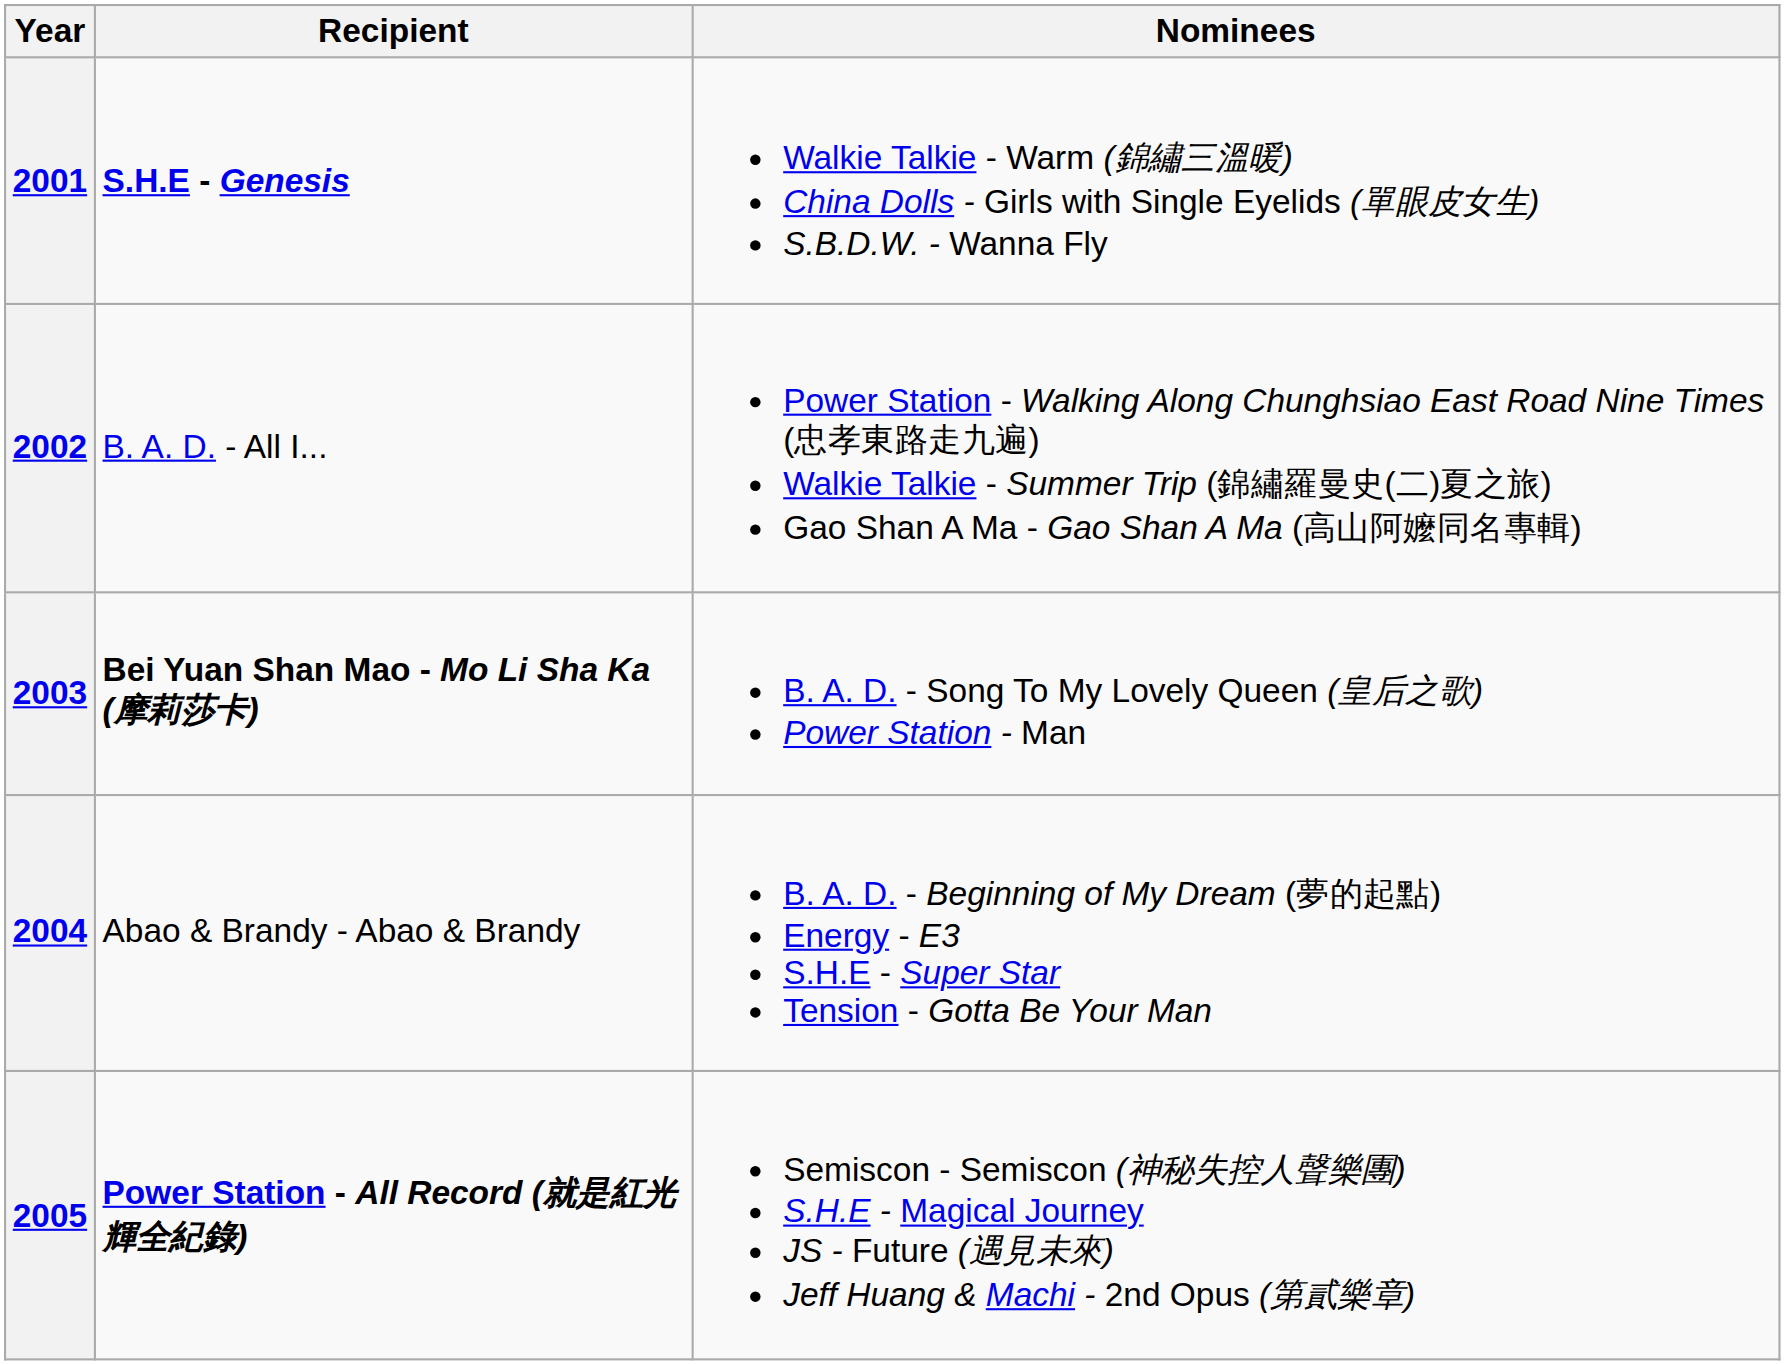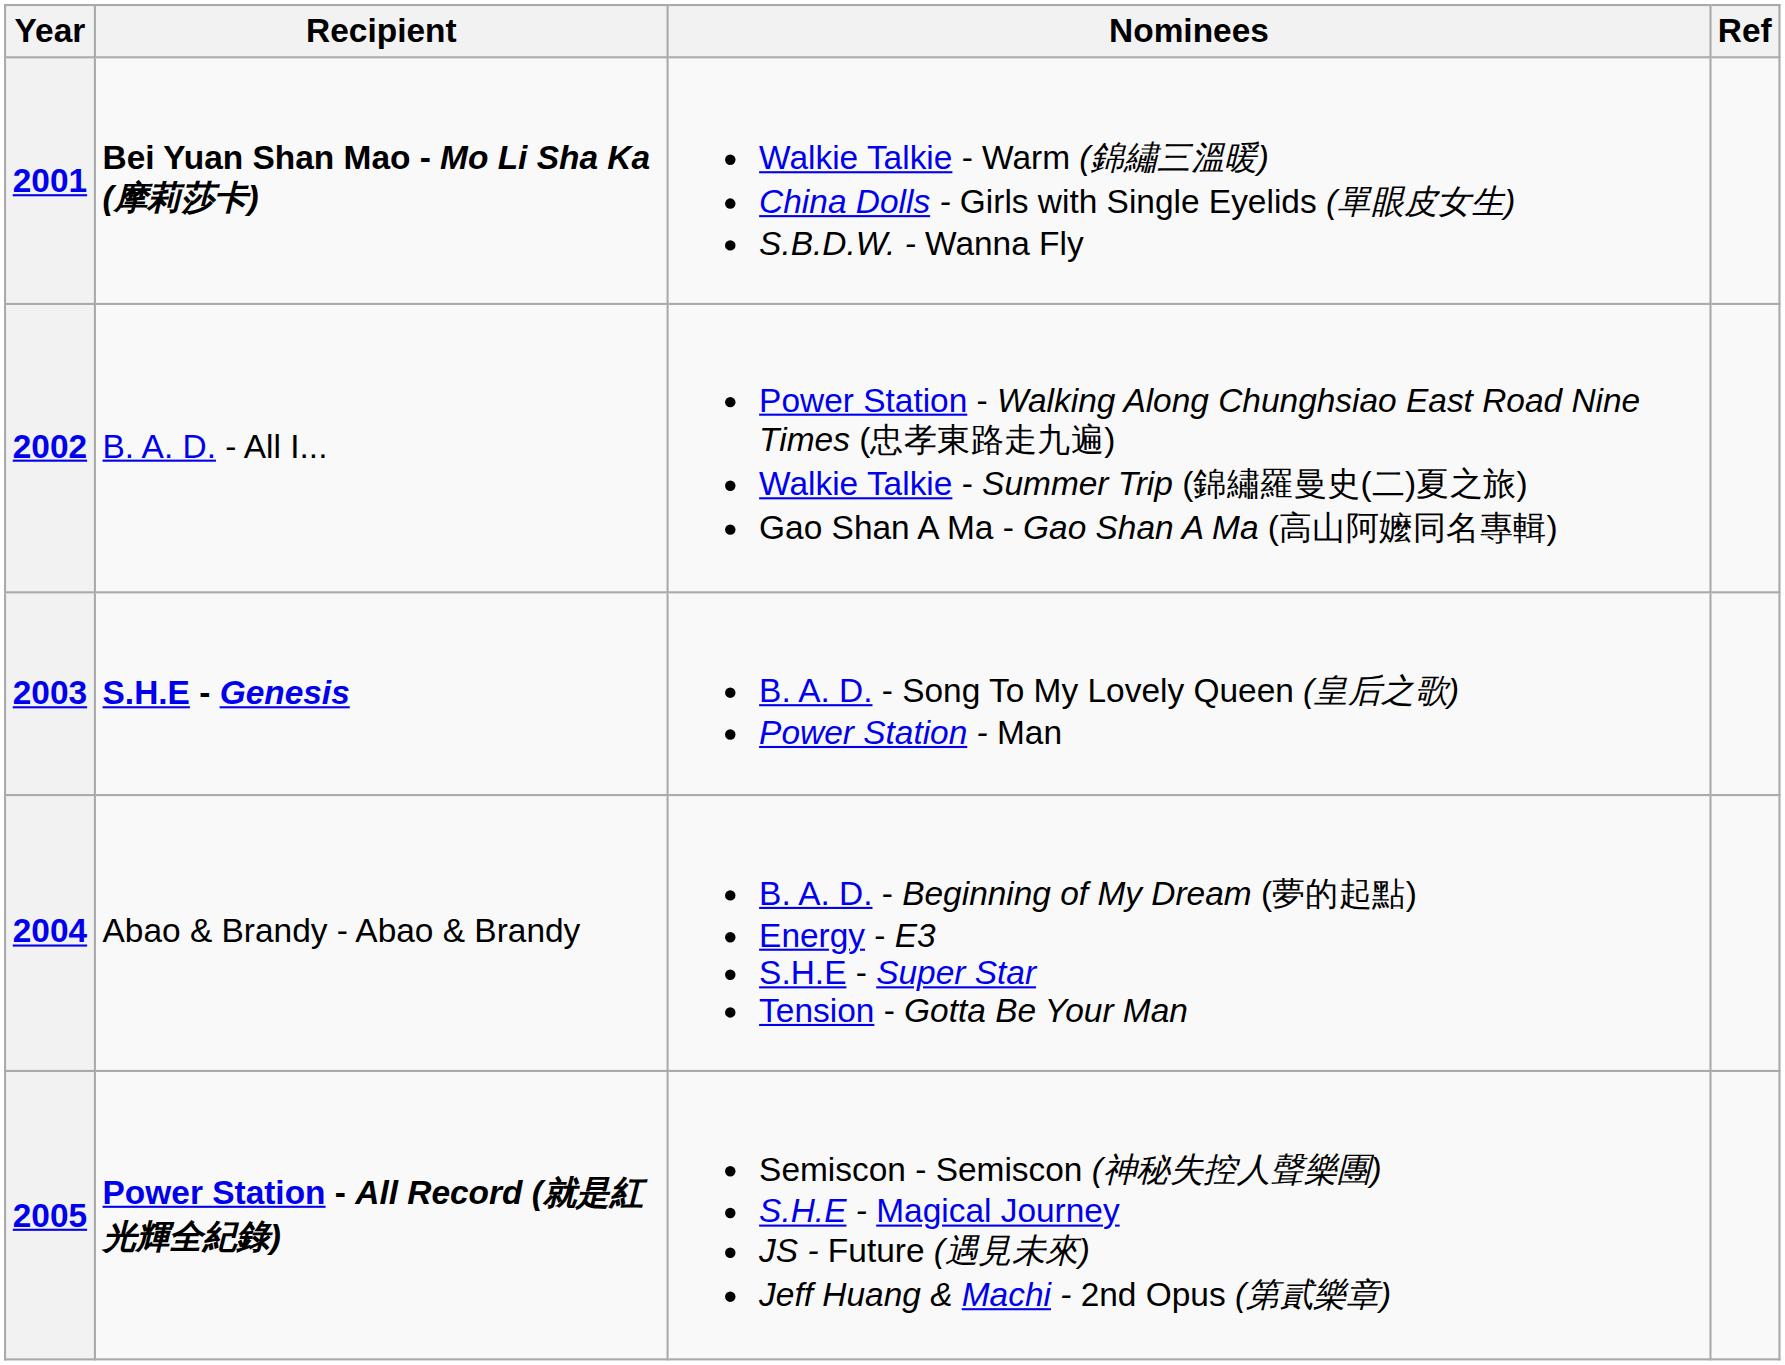+ column: (1745, 31)
(226, 180) S.H.E - Genesis -> (376, 178) Bei Yuan Shan Mao - Mo Li Sha Ka (摩莉莎卡)
(376, 690) Bei Yuan Shan Mao - Mo Li Sha Ka (摩莉莎卡) -> (226, 692) S.H.E - Genesis
